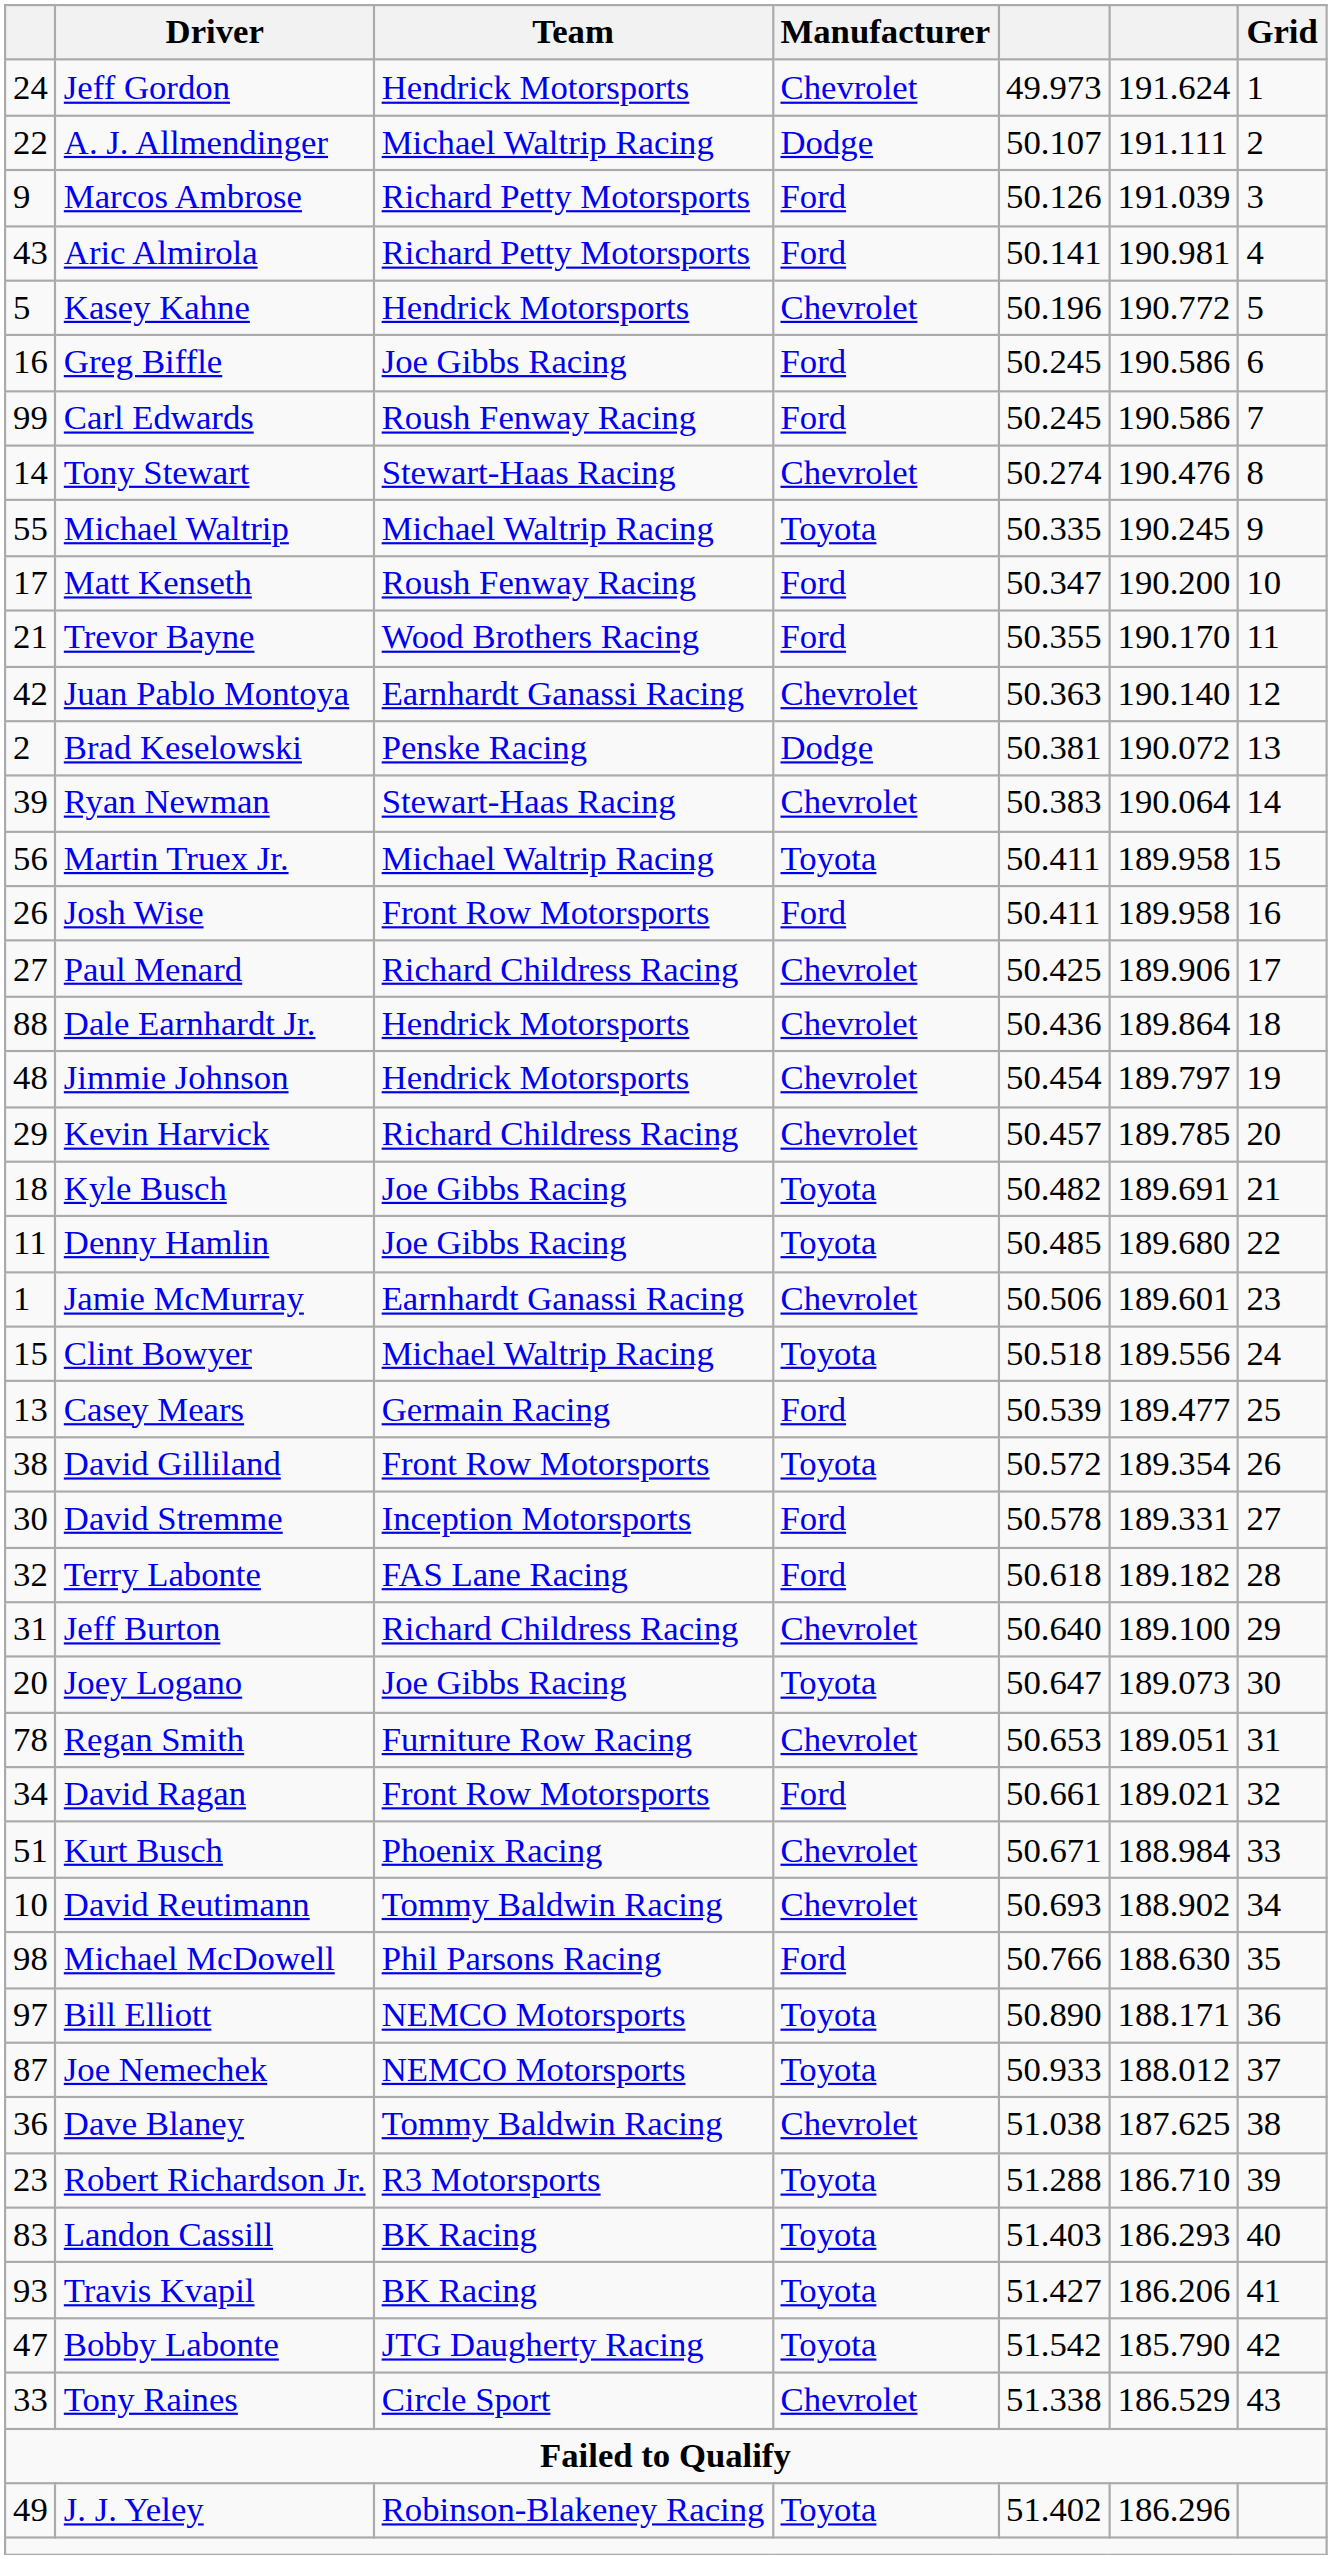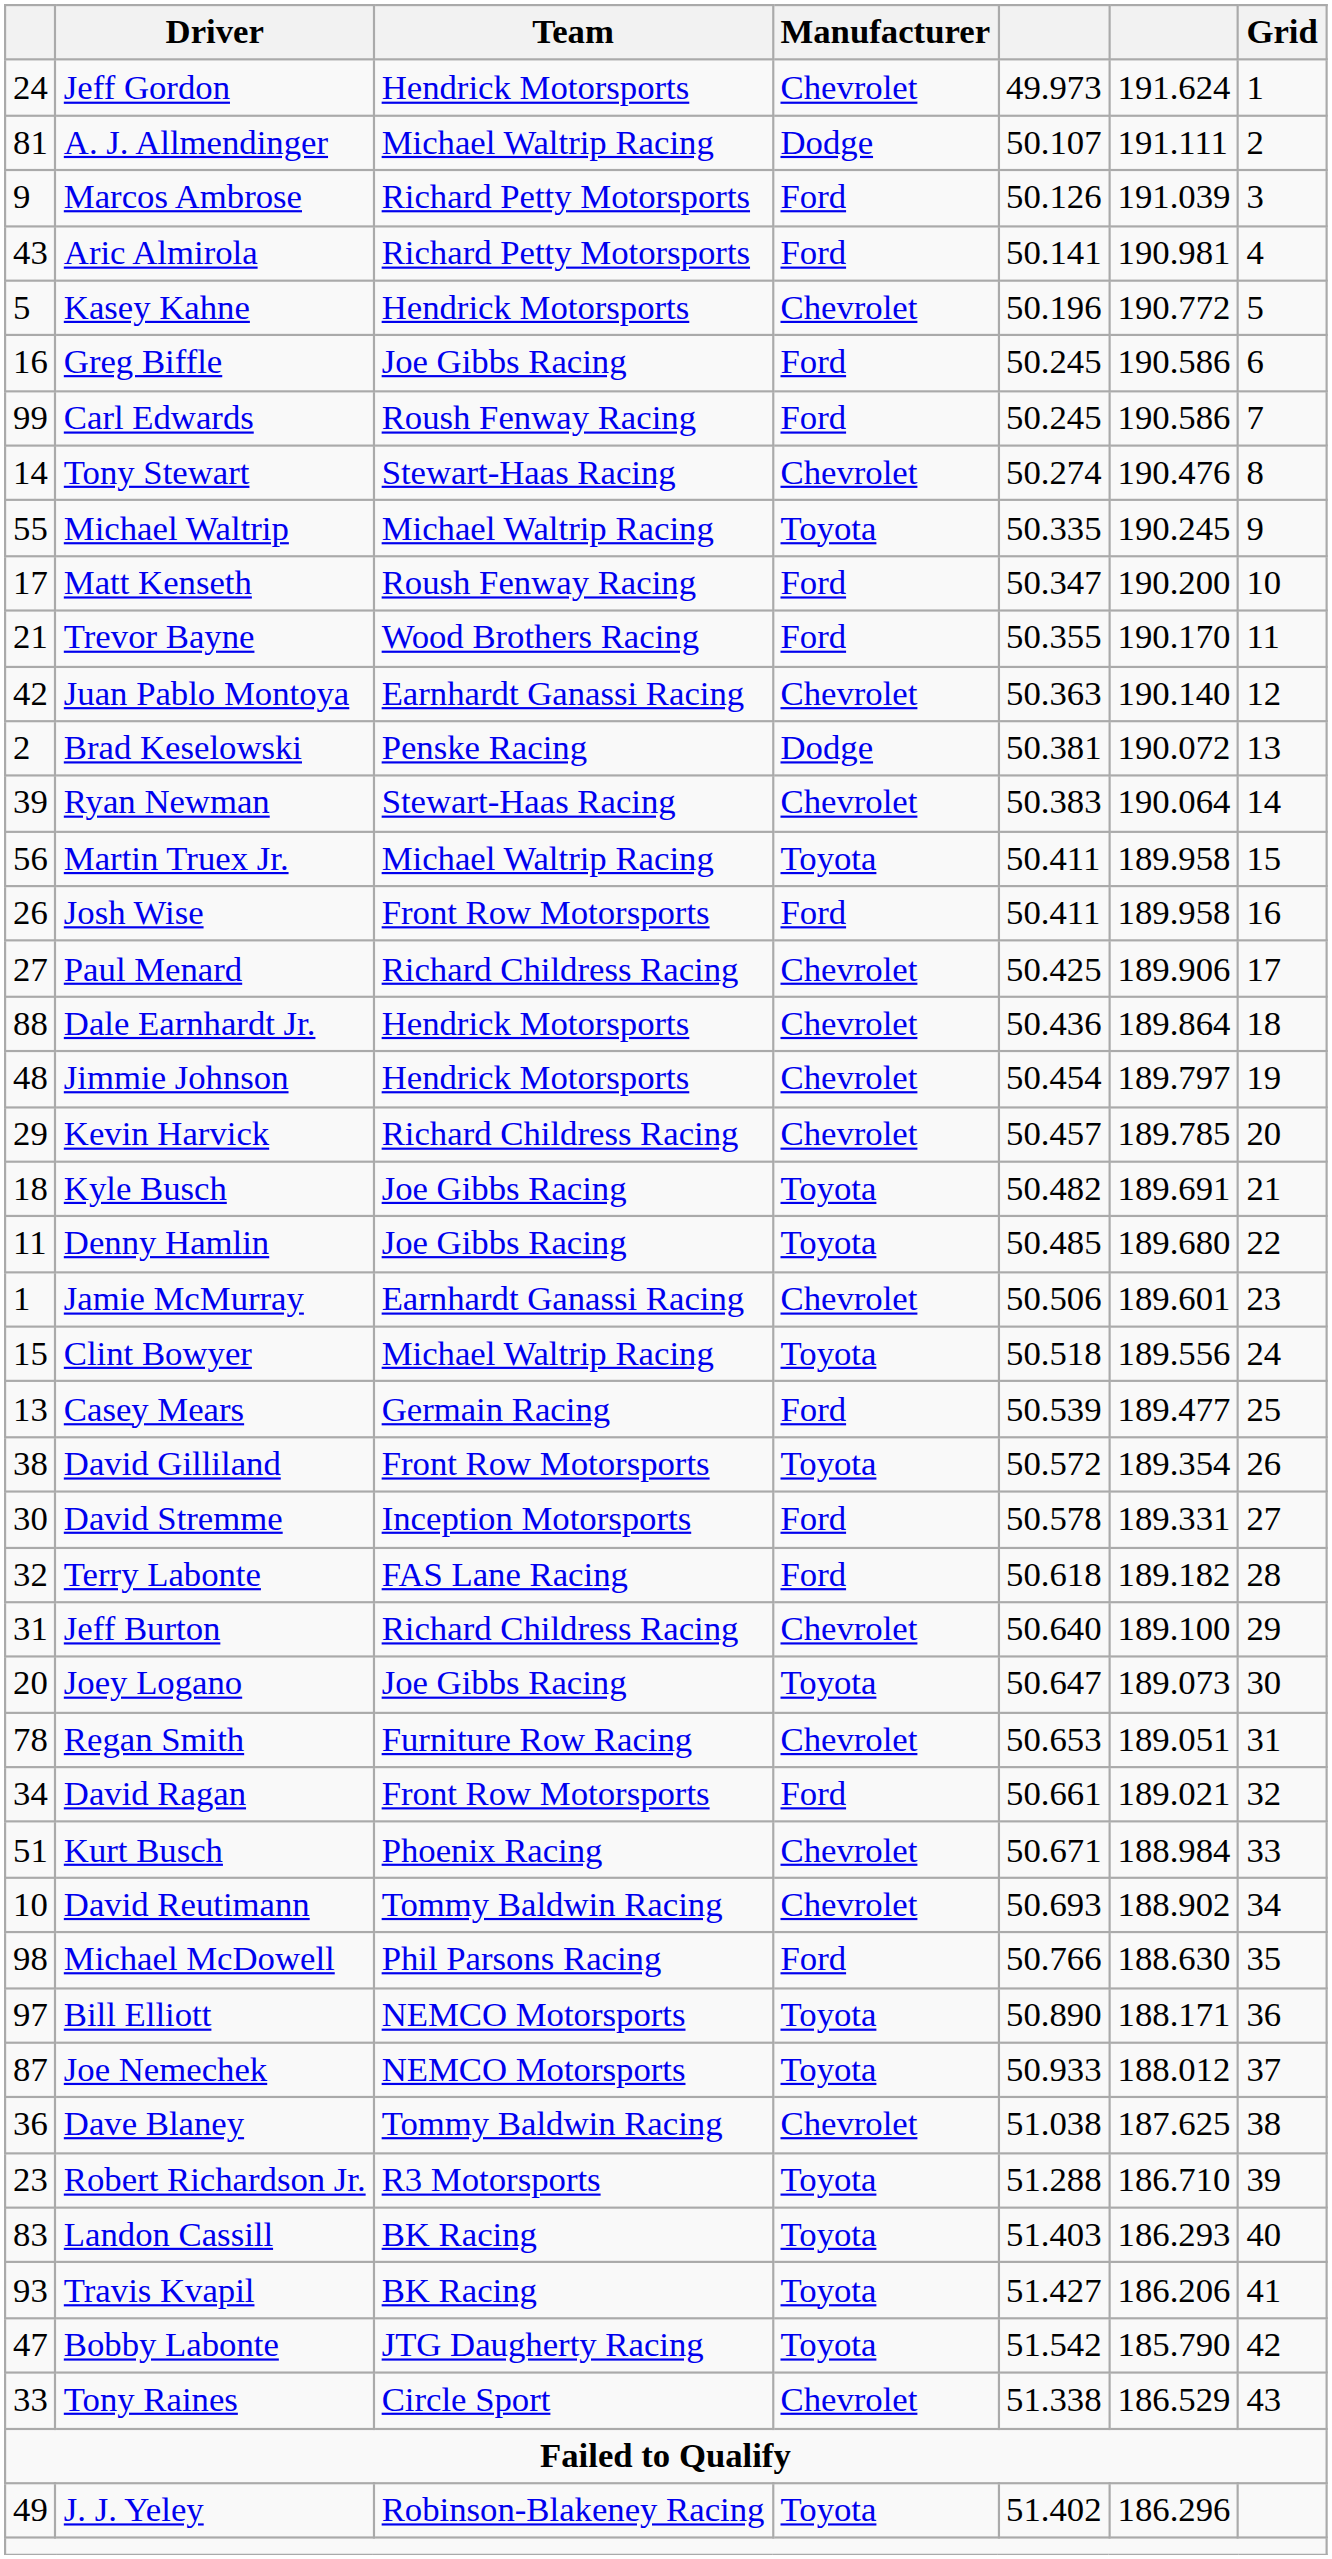(30, 142) 22 -> (30, 142) 81
